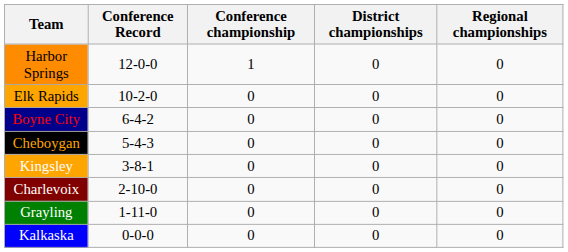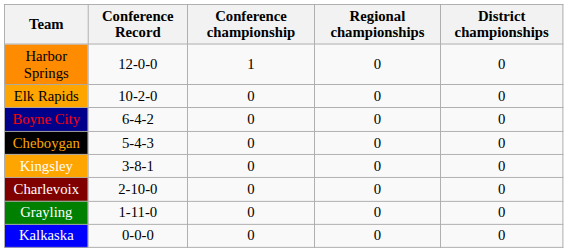columns swapped: (376, 24) <-> (500, 24)
